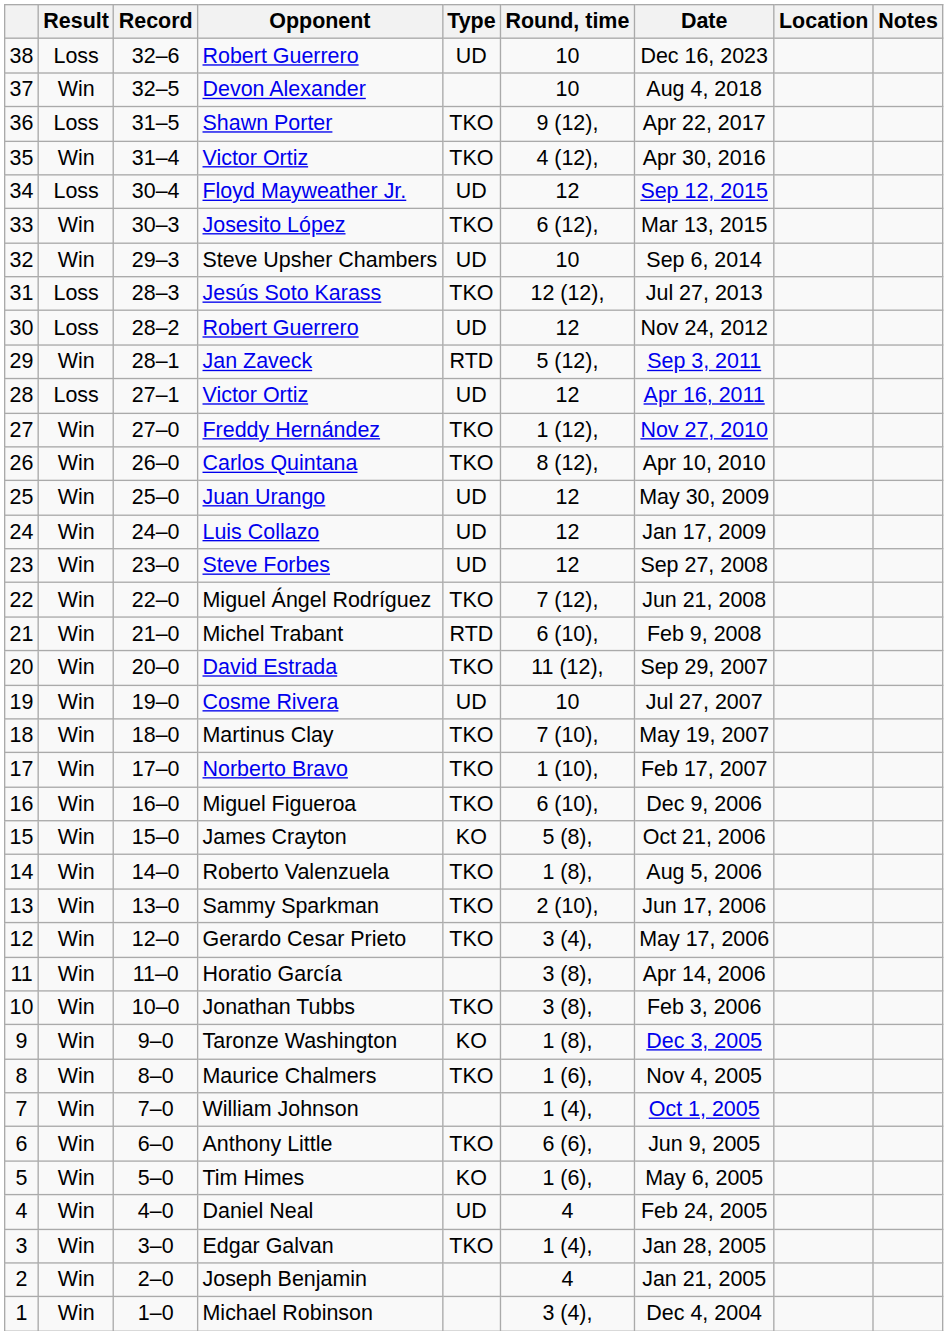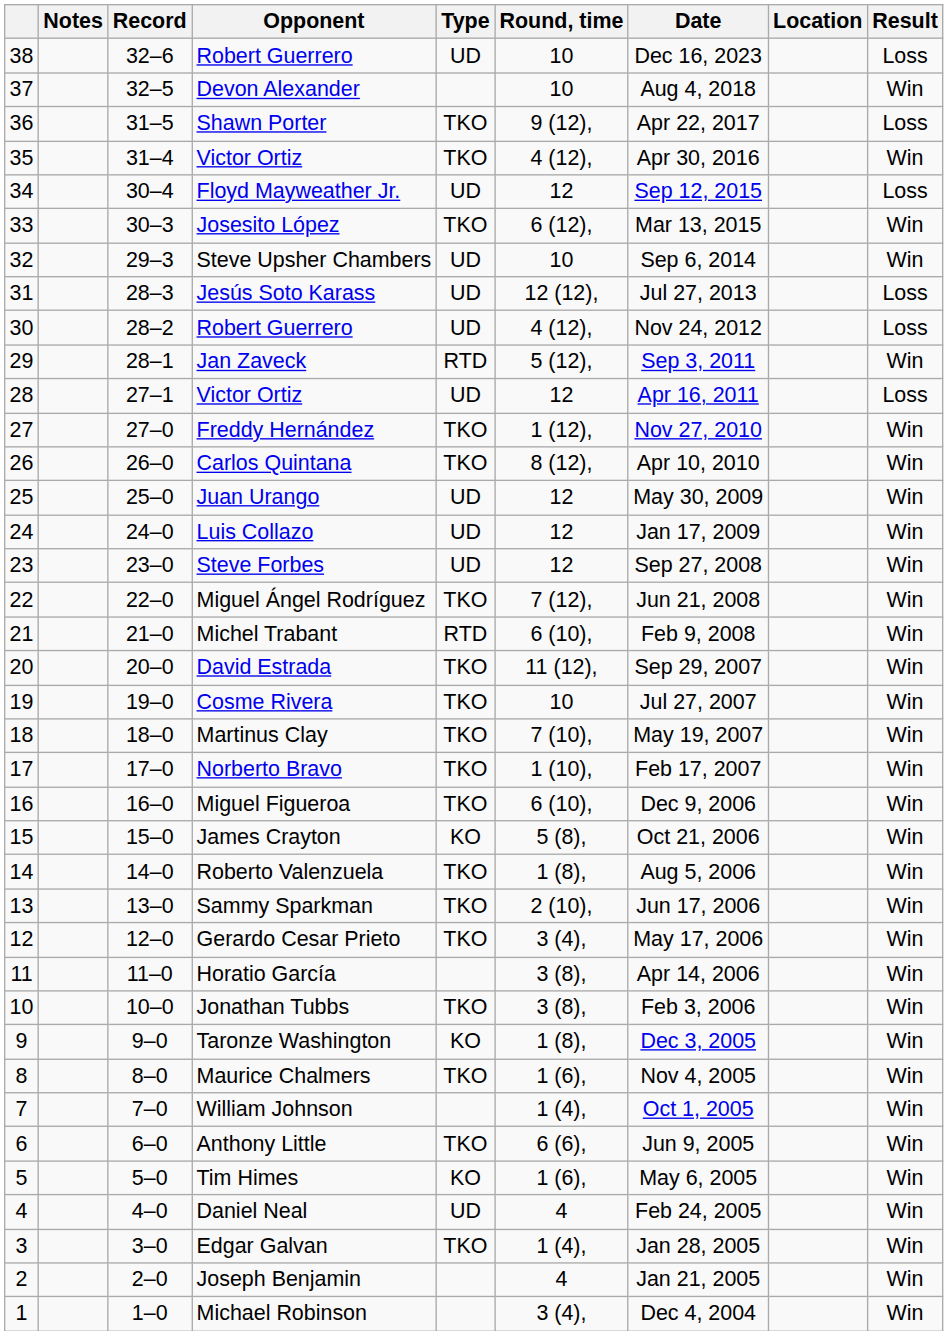columns swapped: (76, 21) <-> (908, 21)
(471, 293) TKO -> (465, 293) UD
(567, 327) 12 -> (561, 327) 4 (12),
(471, 701) UD -> (465, 701) TKO
